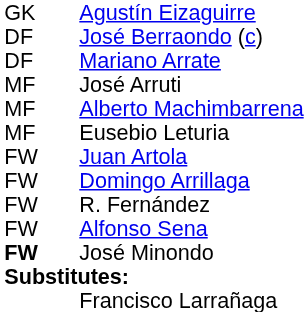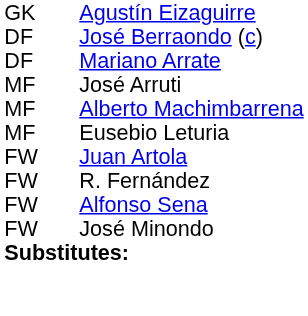- row: (164, 180)
(21, 252) bold -> (21, 228) normal
- row: (178, 300)
